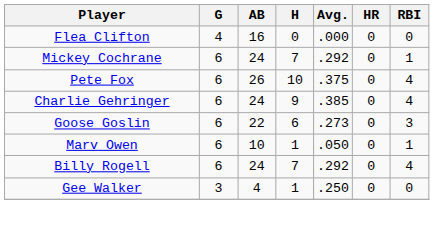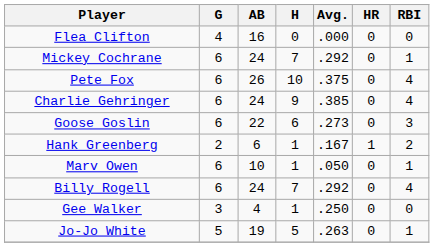+ row: (102, 145)
+ row: (102, 231)
